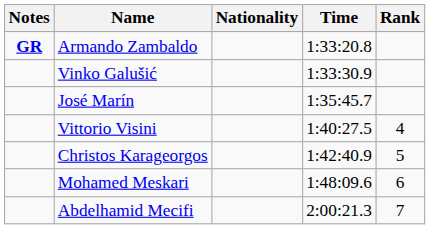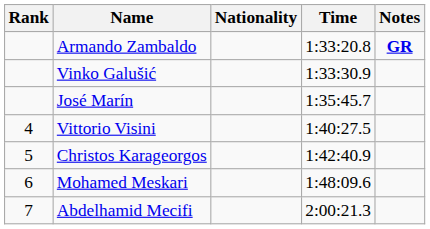columns swapped: (400, 18) <-> (29, 18)
